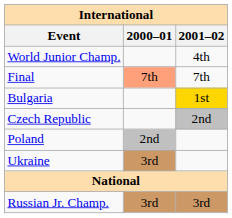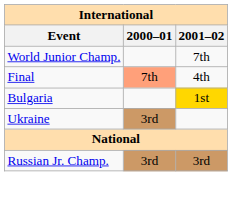(201, 56) 4th -> (201, 56) 7th
(201, 77) 7th -> (201, 77) 4th
- row: (49, 118)
- row: (26, 139)
